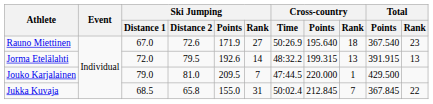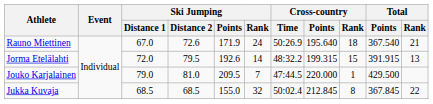(258, 44) 27 -> (258, 44) 24
(415, 44) 23 -> (415, 44) 21
(353, 59) 13 -> (353, 59) 15
(191, 91) 65.8 -> (191, 91) 68.5
(258, 91) 31 -> (258, 91) 32
(353, 91) 7 -> (353, 91) 8
